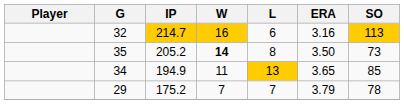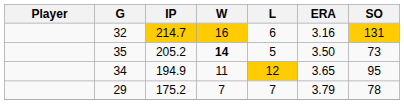(374, 33) 113 -> (374, 33) 131
(273, 52) 8 -> (273, 52) 5
(273, 71) 13 -> (273, 71) 12
(374, 71) 85 -> (374, 71) 95
